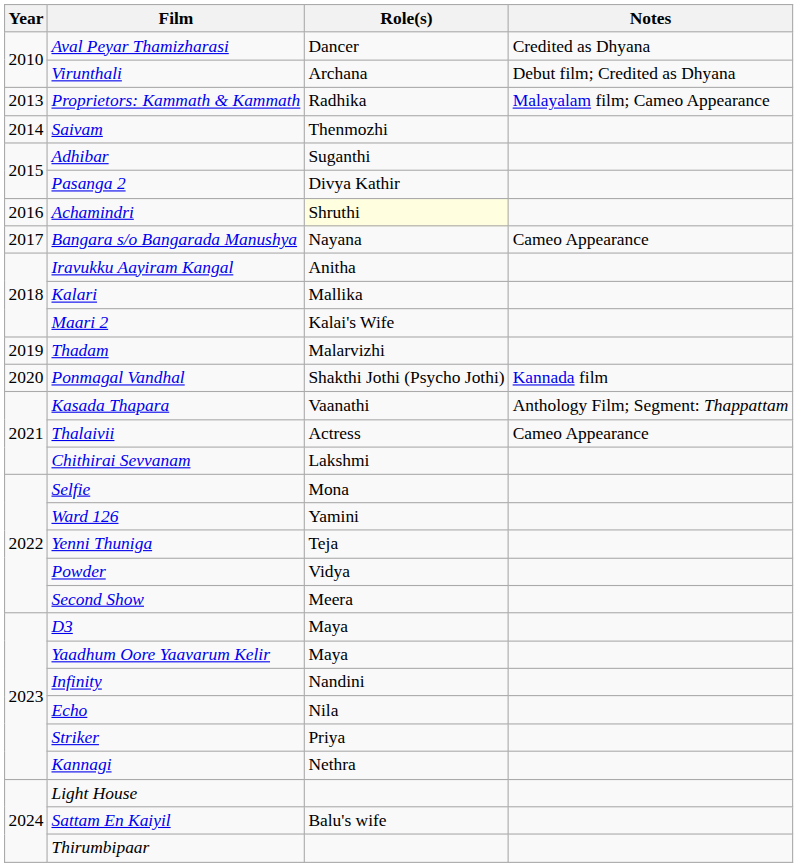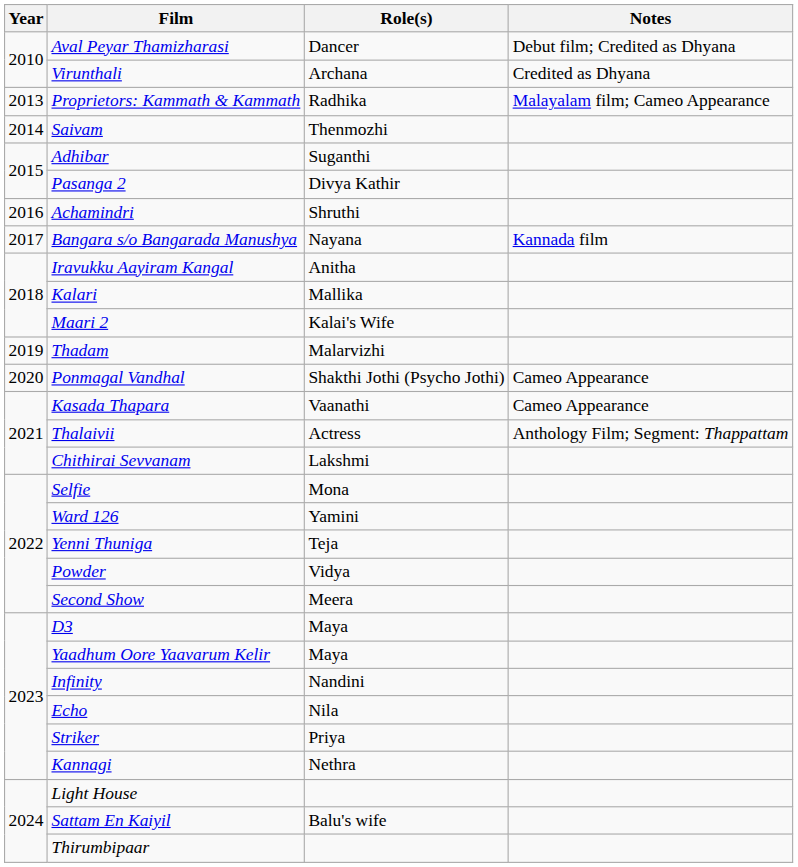(581, 45) Credited as Dhyana -> (624, 45) Debut film; Credited as Dhyana
(624, 73) Debut film; Credited as Dhyana -> (581, 73) Credited as Dhyana
(334, 211) lightyellow background -> (334, 211) no background
(581, 239) Cameo Appearance -> (560, 239) Kannada film
(560, 377) Kannada film -> (581, 377) Cameo Appearance
(650, 405) Anthology Film; Segment: Thappattam -> (581, 405) Cameo Appearance
(581, 433) Cameo Appearance -> (650, 433) Anthology Film; Segment: Thappattam
